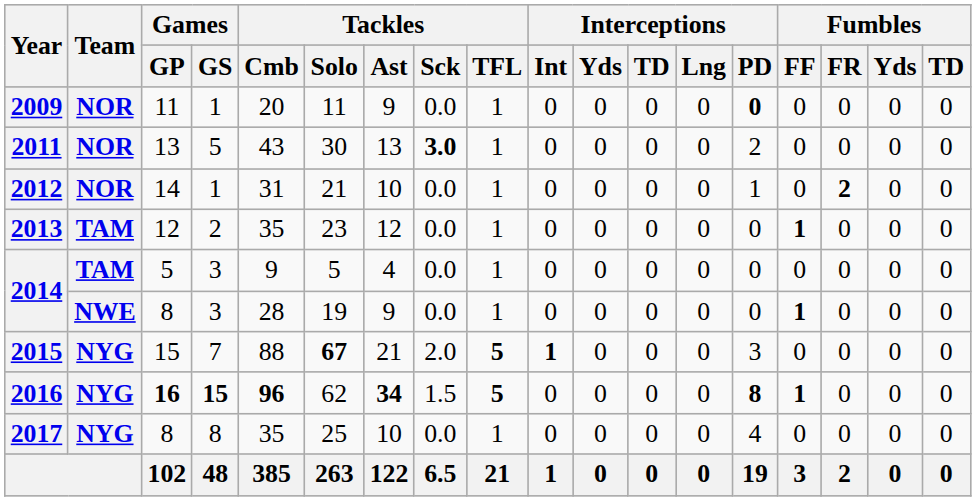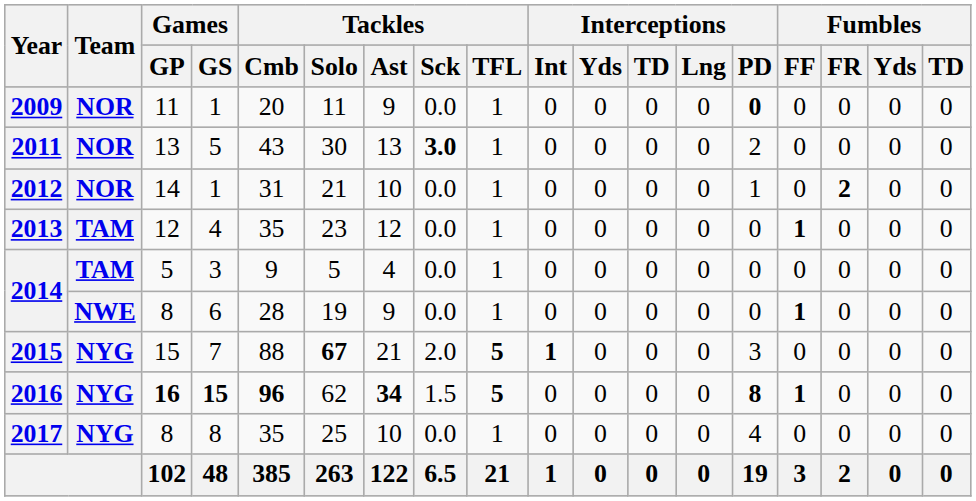(215, 229) 2 -> (215, 229) 4
(215, 310) 3 -> (215, 310) 6
